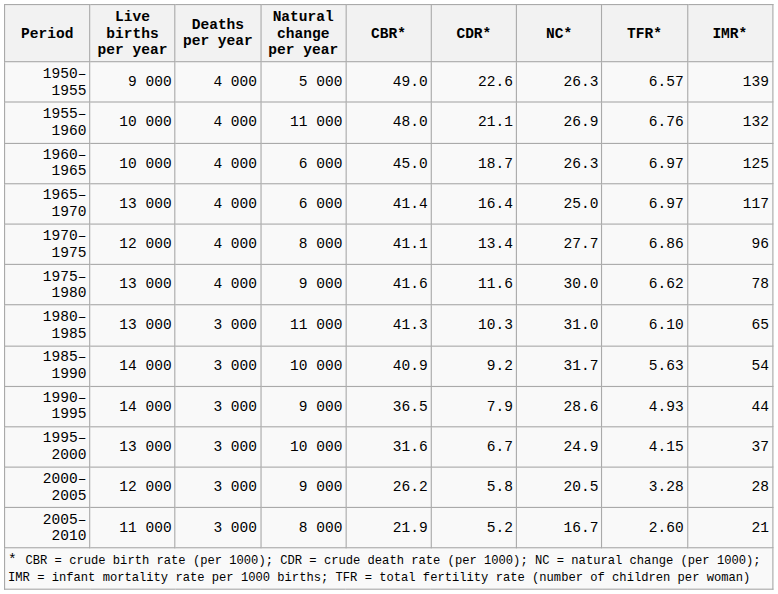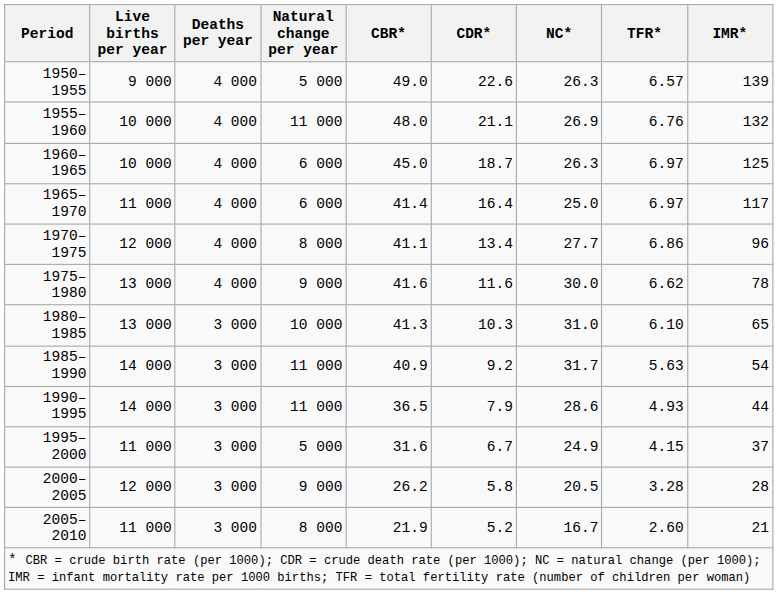(146, 204) 13 000 -> (146, 204) 11 000
(316, 325) 11 000 -> (316, 325) 10 000
(316, 366) 10 000 -> (316, 366) 11 000
(321, 406) 9 000 -> (316, 406) 11 000
(146, 447) 13 000 -> (146, 447) 11 000
(316, 447) 10 000 -> (321, 447) 5 000
